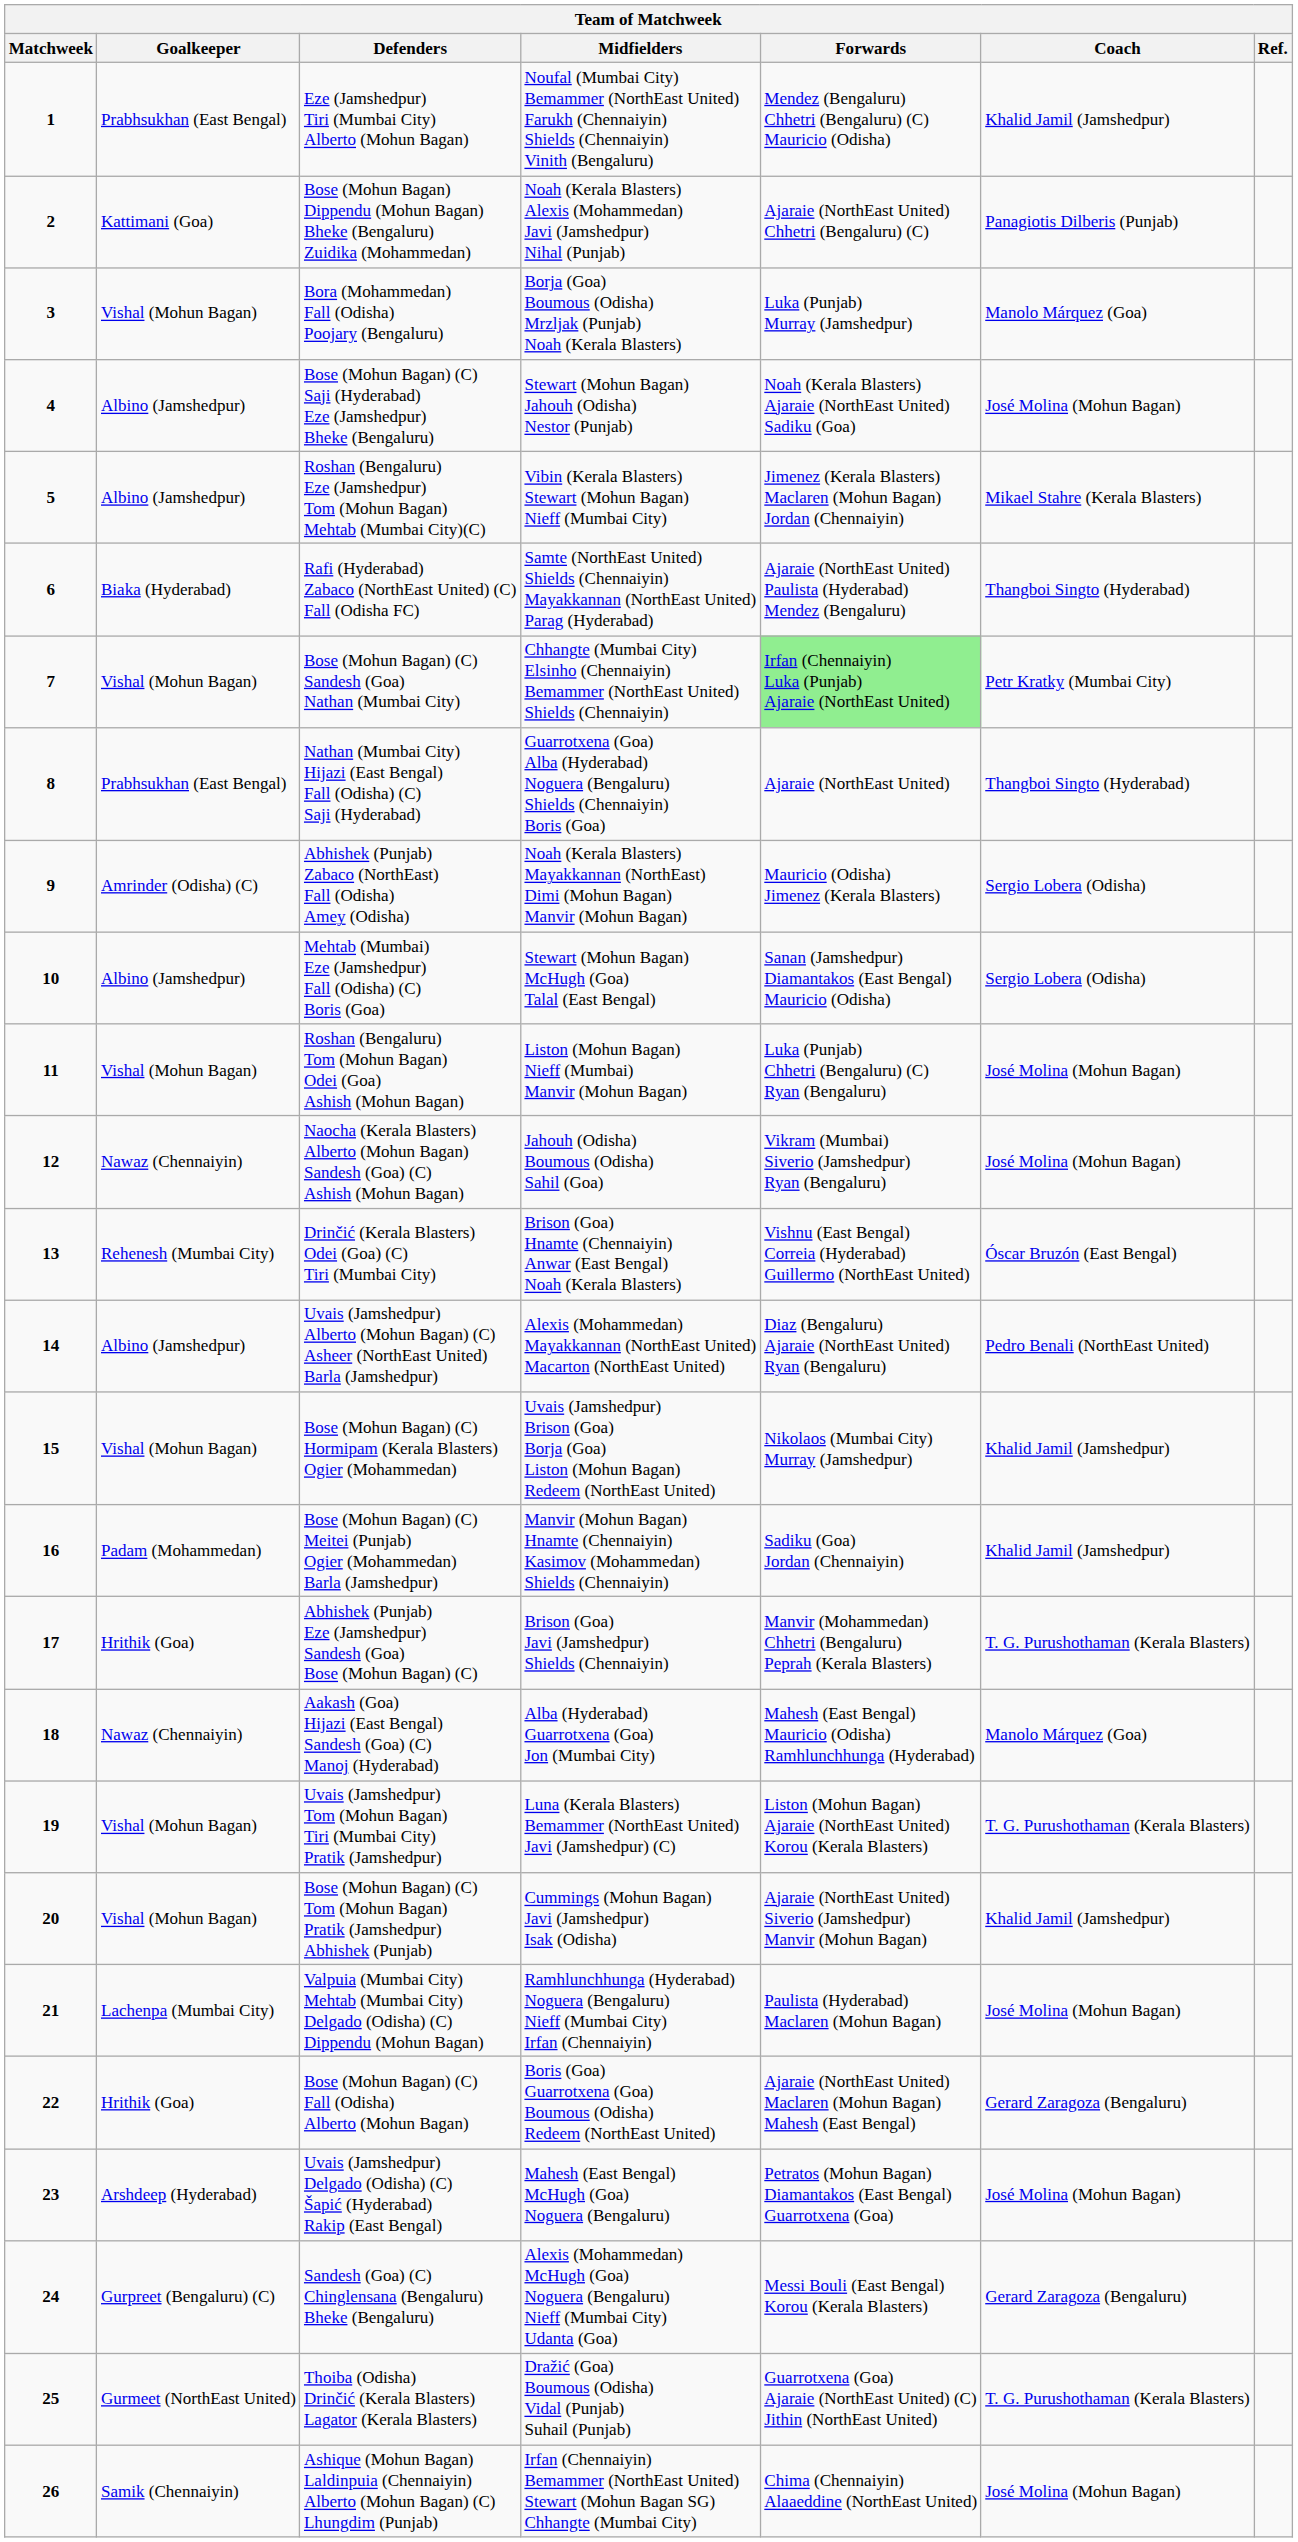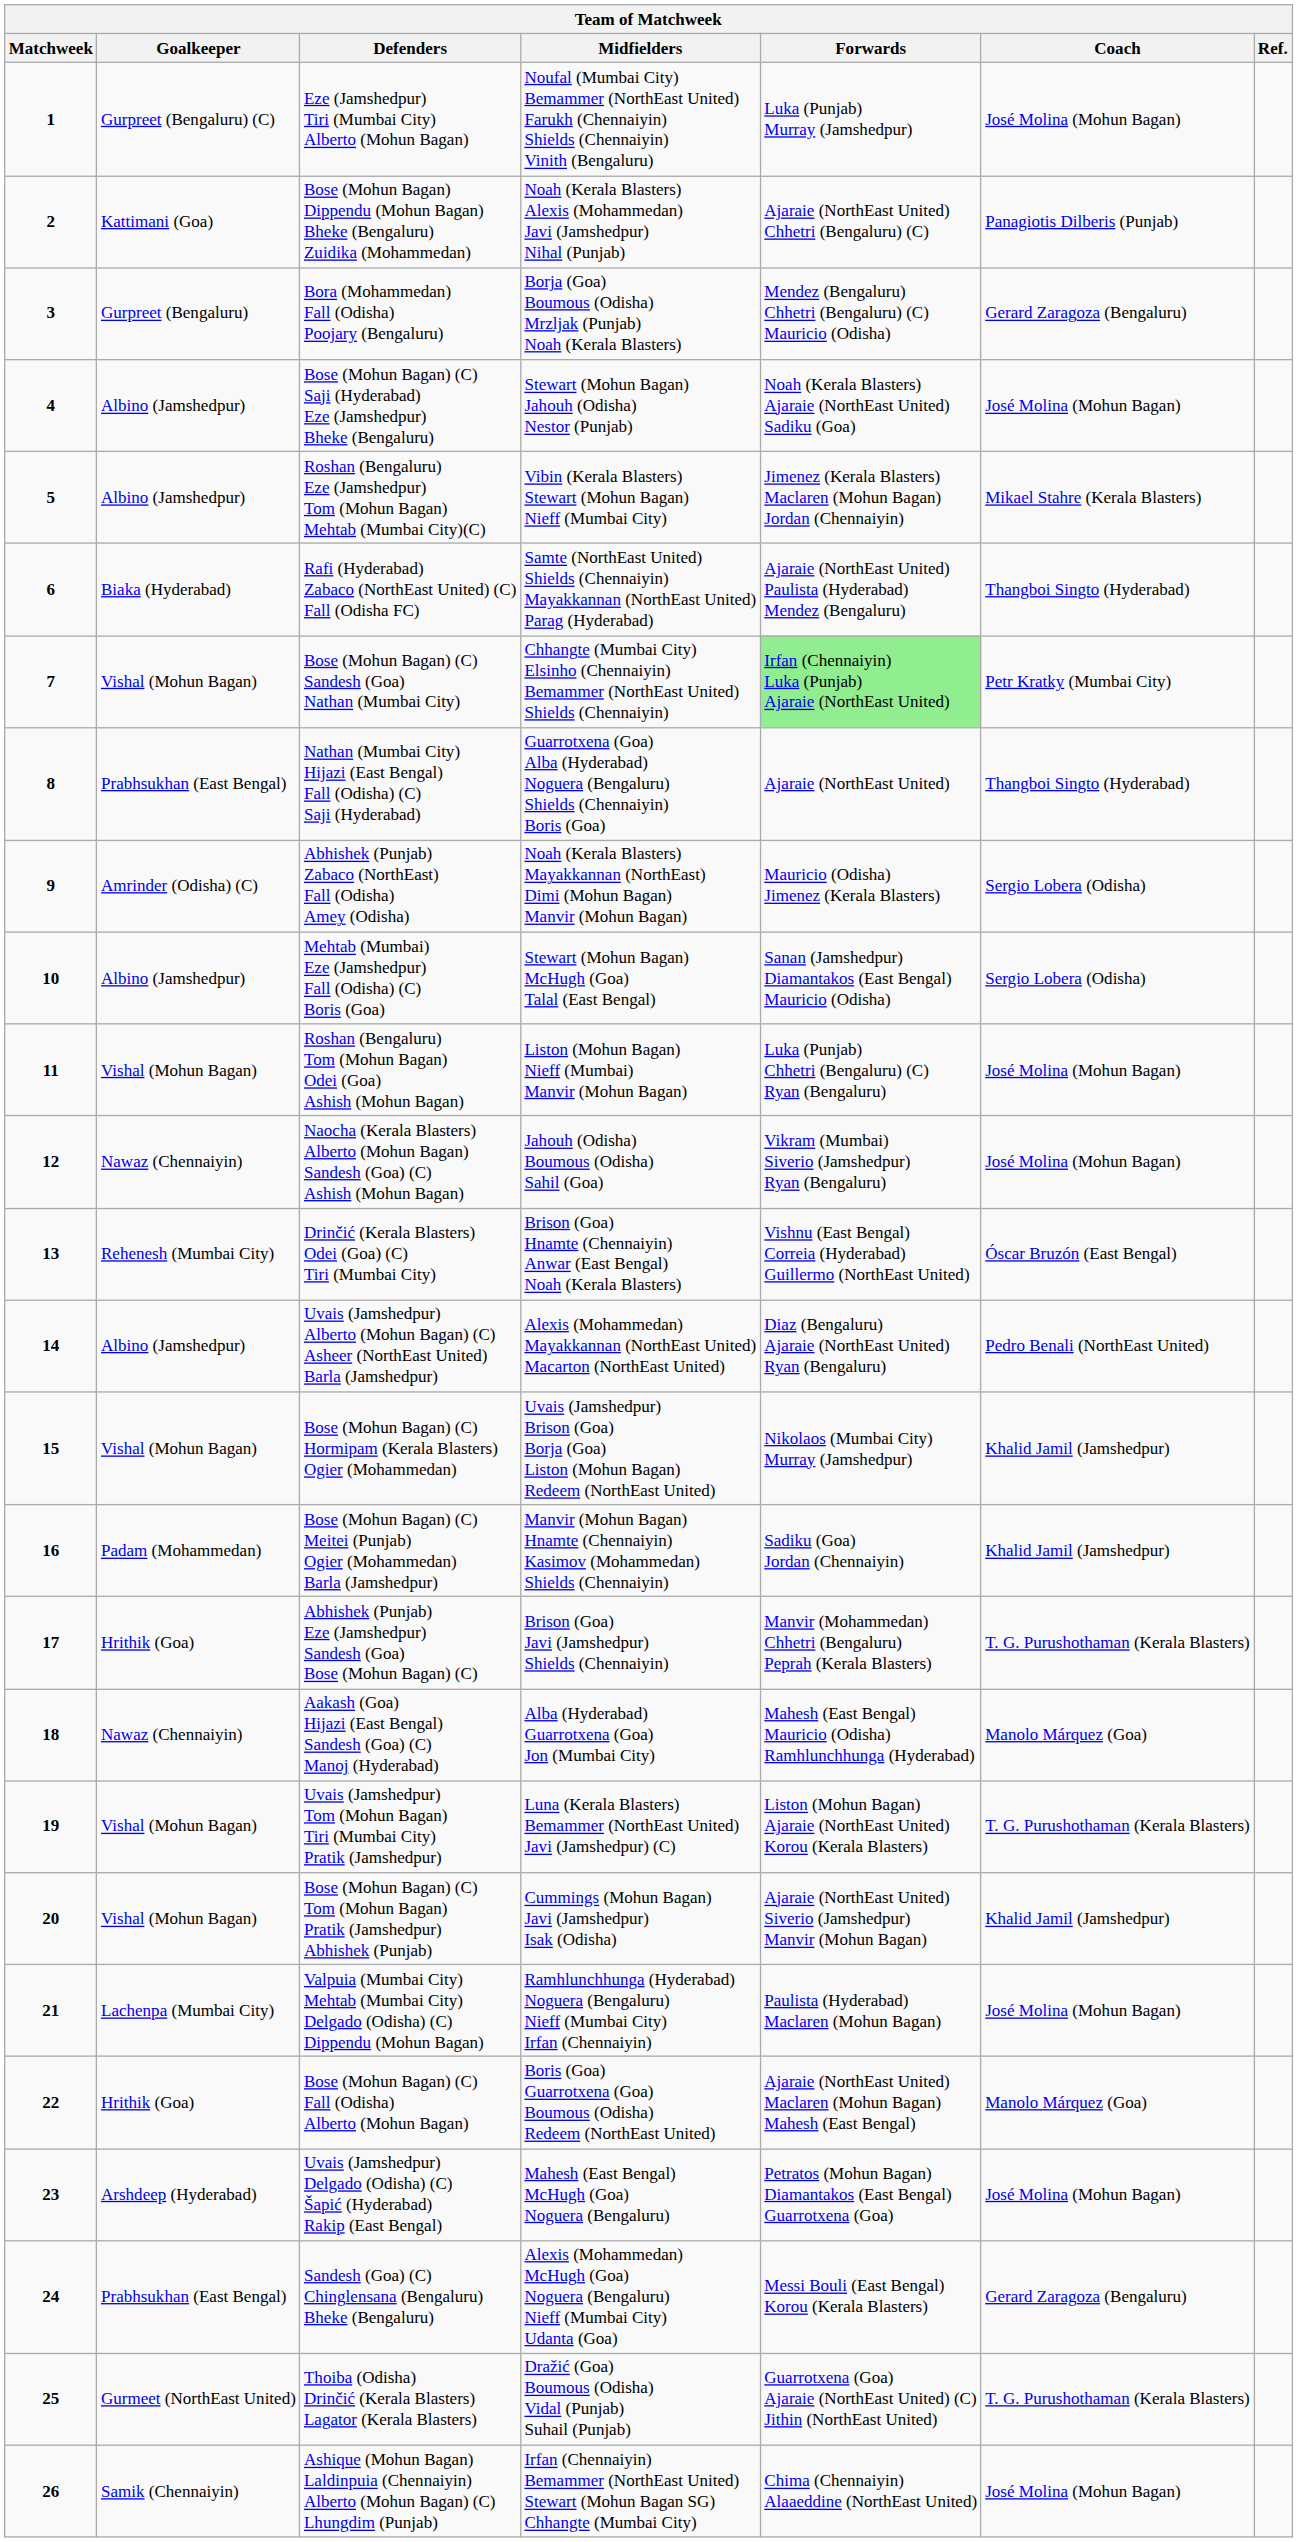(194, 119) Prabhsukhan (East Bengal) -> (188, 119) Gurpreet (Bengaluru) (C)
(847, 119) Mendez (Bengaluru) Chhetri (Bengaluru) (C) Mauricio (Odisha) -> (838, 119) Luka (Punjab) Murray (Jamshedpur)
(1077, 119) Khalid Jamil (Jamshedpur) -> (1083, 119) José Molina (Mohun Bagan)
(179, 313) Vishal (Mohun Bagan) -> (175, 313) Gurpreet (Bengaluru)
(838, 313) Luka (Punjab) Murray (Jamshedpur) -> (847, 313) Mendez (Bengaluru) Chhetri (Bengaluru) (C) Mauricio (Odisha)
(1066, 313) Manolo Márquez (Goa) -> (1086, 313) Gerard Zaragoza (Bengaluru)
(1086, 2102) Gerard Zaragoza (Bengaluru) -> (1066, 2102) Manolo Márquez (Goa)
(188, 2296) Gurpreet (Bengaluru) (C) -> (194, 2296) Prabhsukhan (East Bengal)
